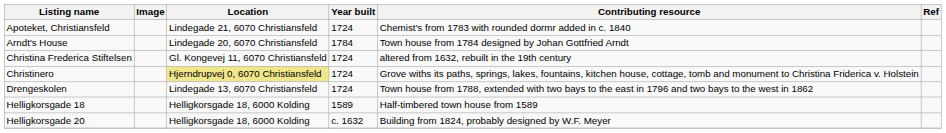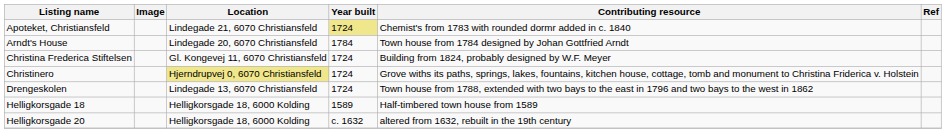(342, 27) no background -> (342, 27) khaki background
(475, 58) altered from 1632, rebuilt in the 19th century -> (495, 58) Building from 1824, probably designed by W.F. Meyer
(495, 120) Building from 1824, probably designed by W.F. Meyer -> (475, 120) altered from 1632, rebuilt in the 19th century
